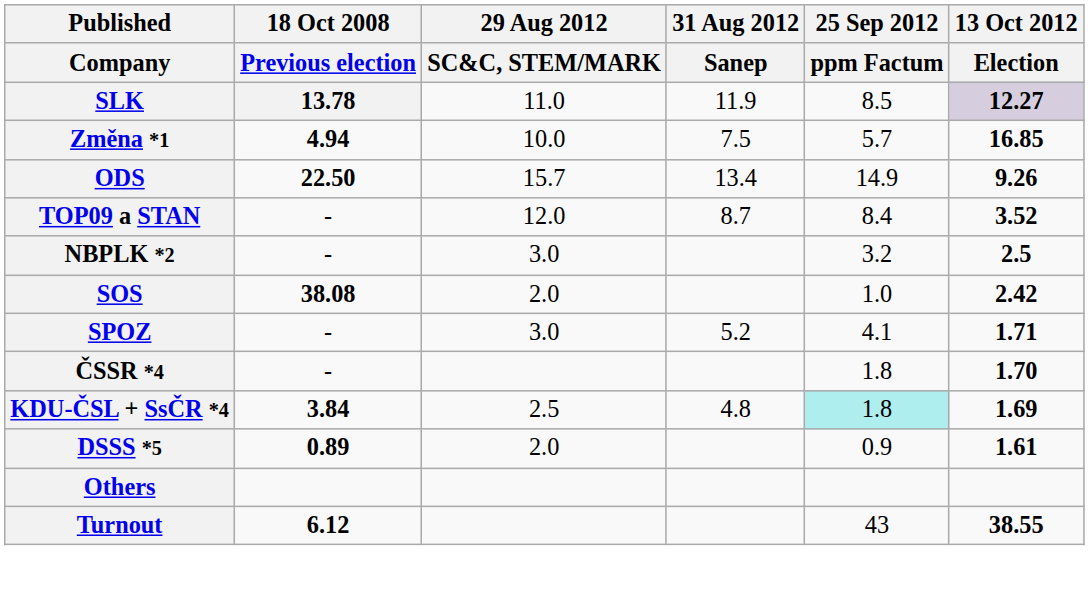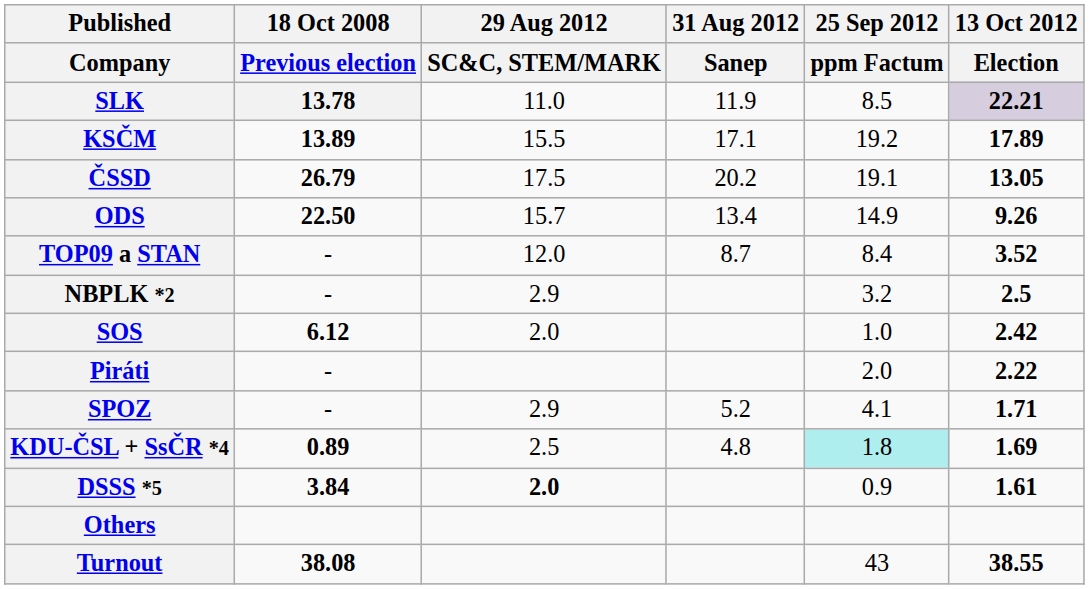(1016, 100) 12.27 -> (1016, 100) 22.21
+ row: (120, 139)
- row: (120, 139)
+ row: (120, 178)
(544, 255) 3.0 -> (544, 293) 2.9
(328, 293) 38.08 -> (328, 332) 6.12
+ row: (120, 370)
(544, 332) 3.0 -> (544, 409) 2.9
- row: (120, 370)
(328, 409) 3.84 -> (328, 448) 0.89
(328, 448) 0.89 -> (328, 486) 3.84
(544, 448) normal -> (544, 486) bold
(328, 525) 6.12 -> (328, 563) 38.08
